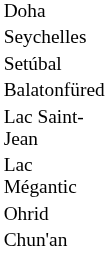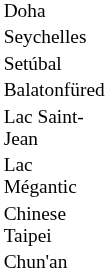- row: (26, 213)
+ row: (35, 224)
